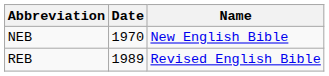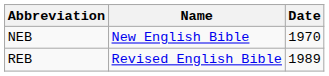columns swapped: (236, 16) <-> (128, 16)
